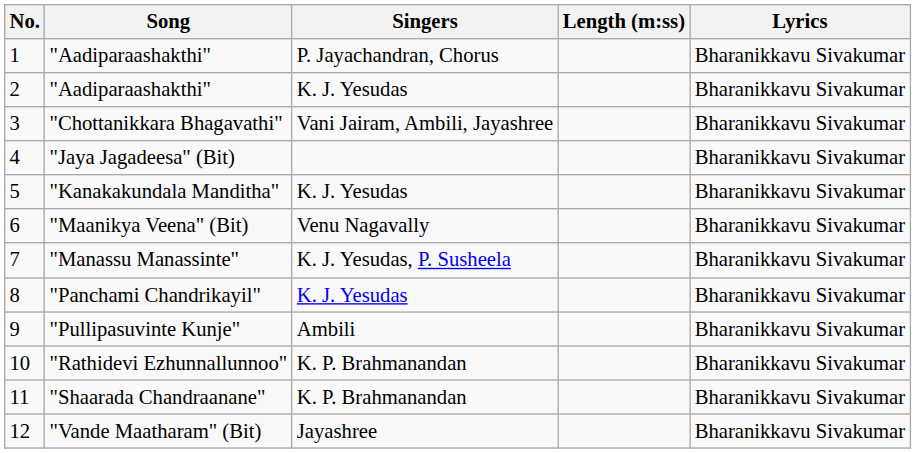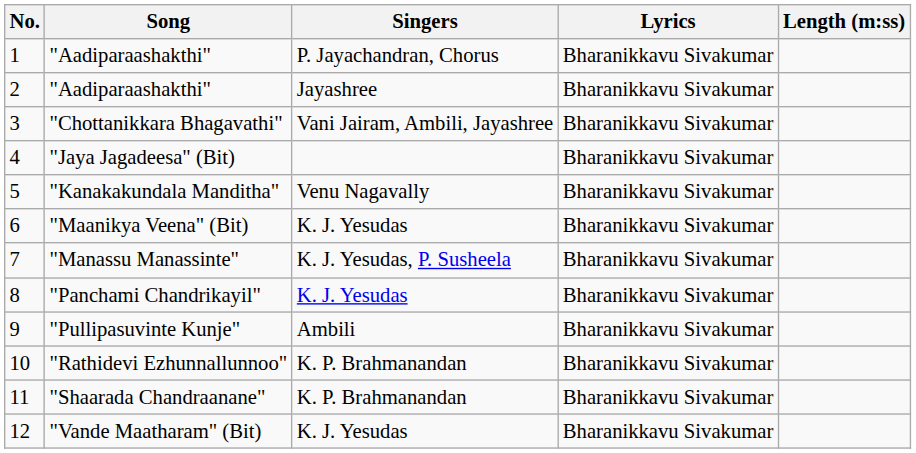columns swapped: (800, 21) <-> (624, 21)
(352, 89) K. J. Yesudas -> (337, 89) Jayashree
(352, 192) K. J. Yesudas -> (363, 192) Venu Nagavally
(363, 226) Venu Nagavally -> (352, 226) K. J. Yesudas
(337, 430) Jayashree -> (352, 430) K. J. Yesudas
